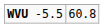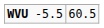(82, 14) 60.8 -> (82, 14) 60.5
